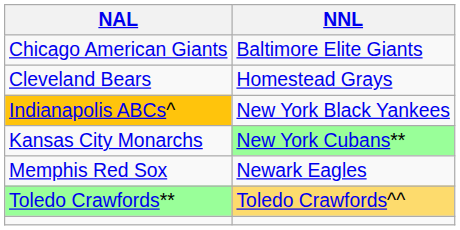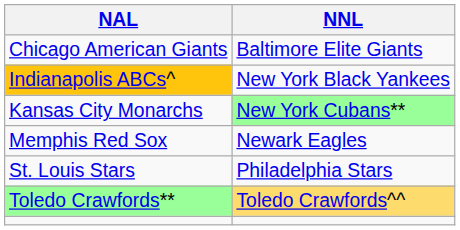- row: (80, 80)
+ row: (72, 170)
